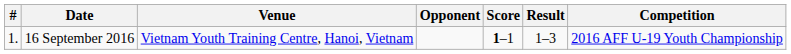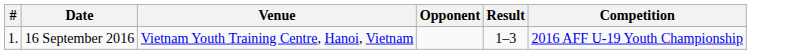- column: (503, 15)
